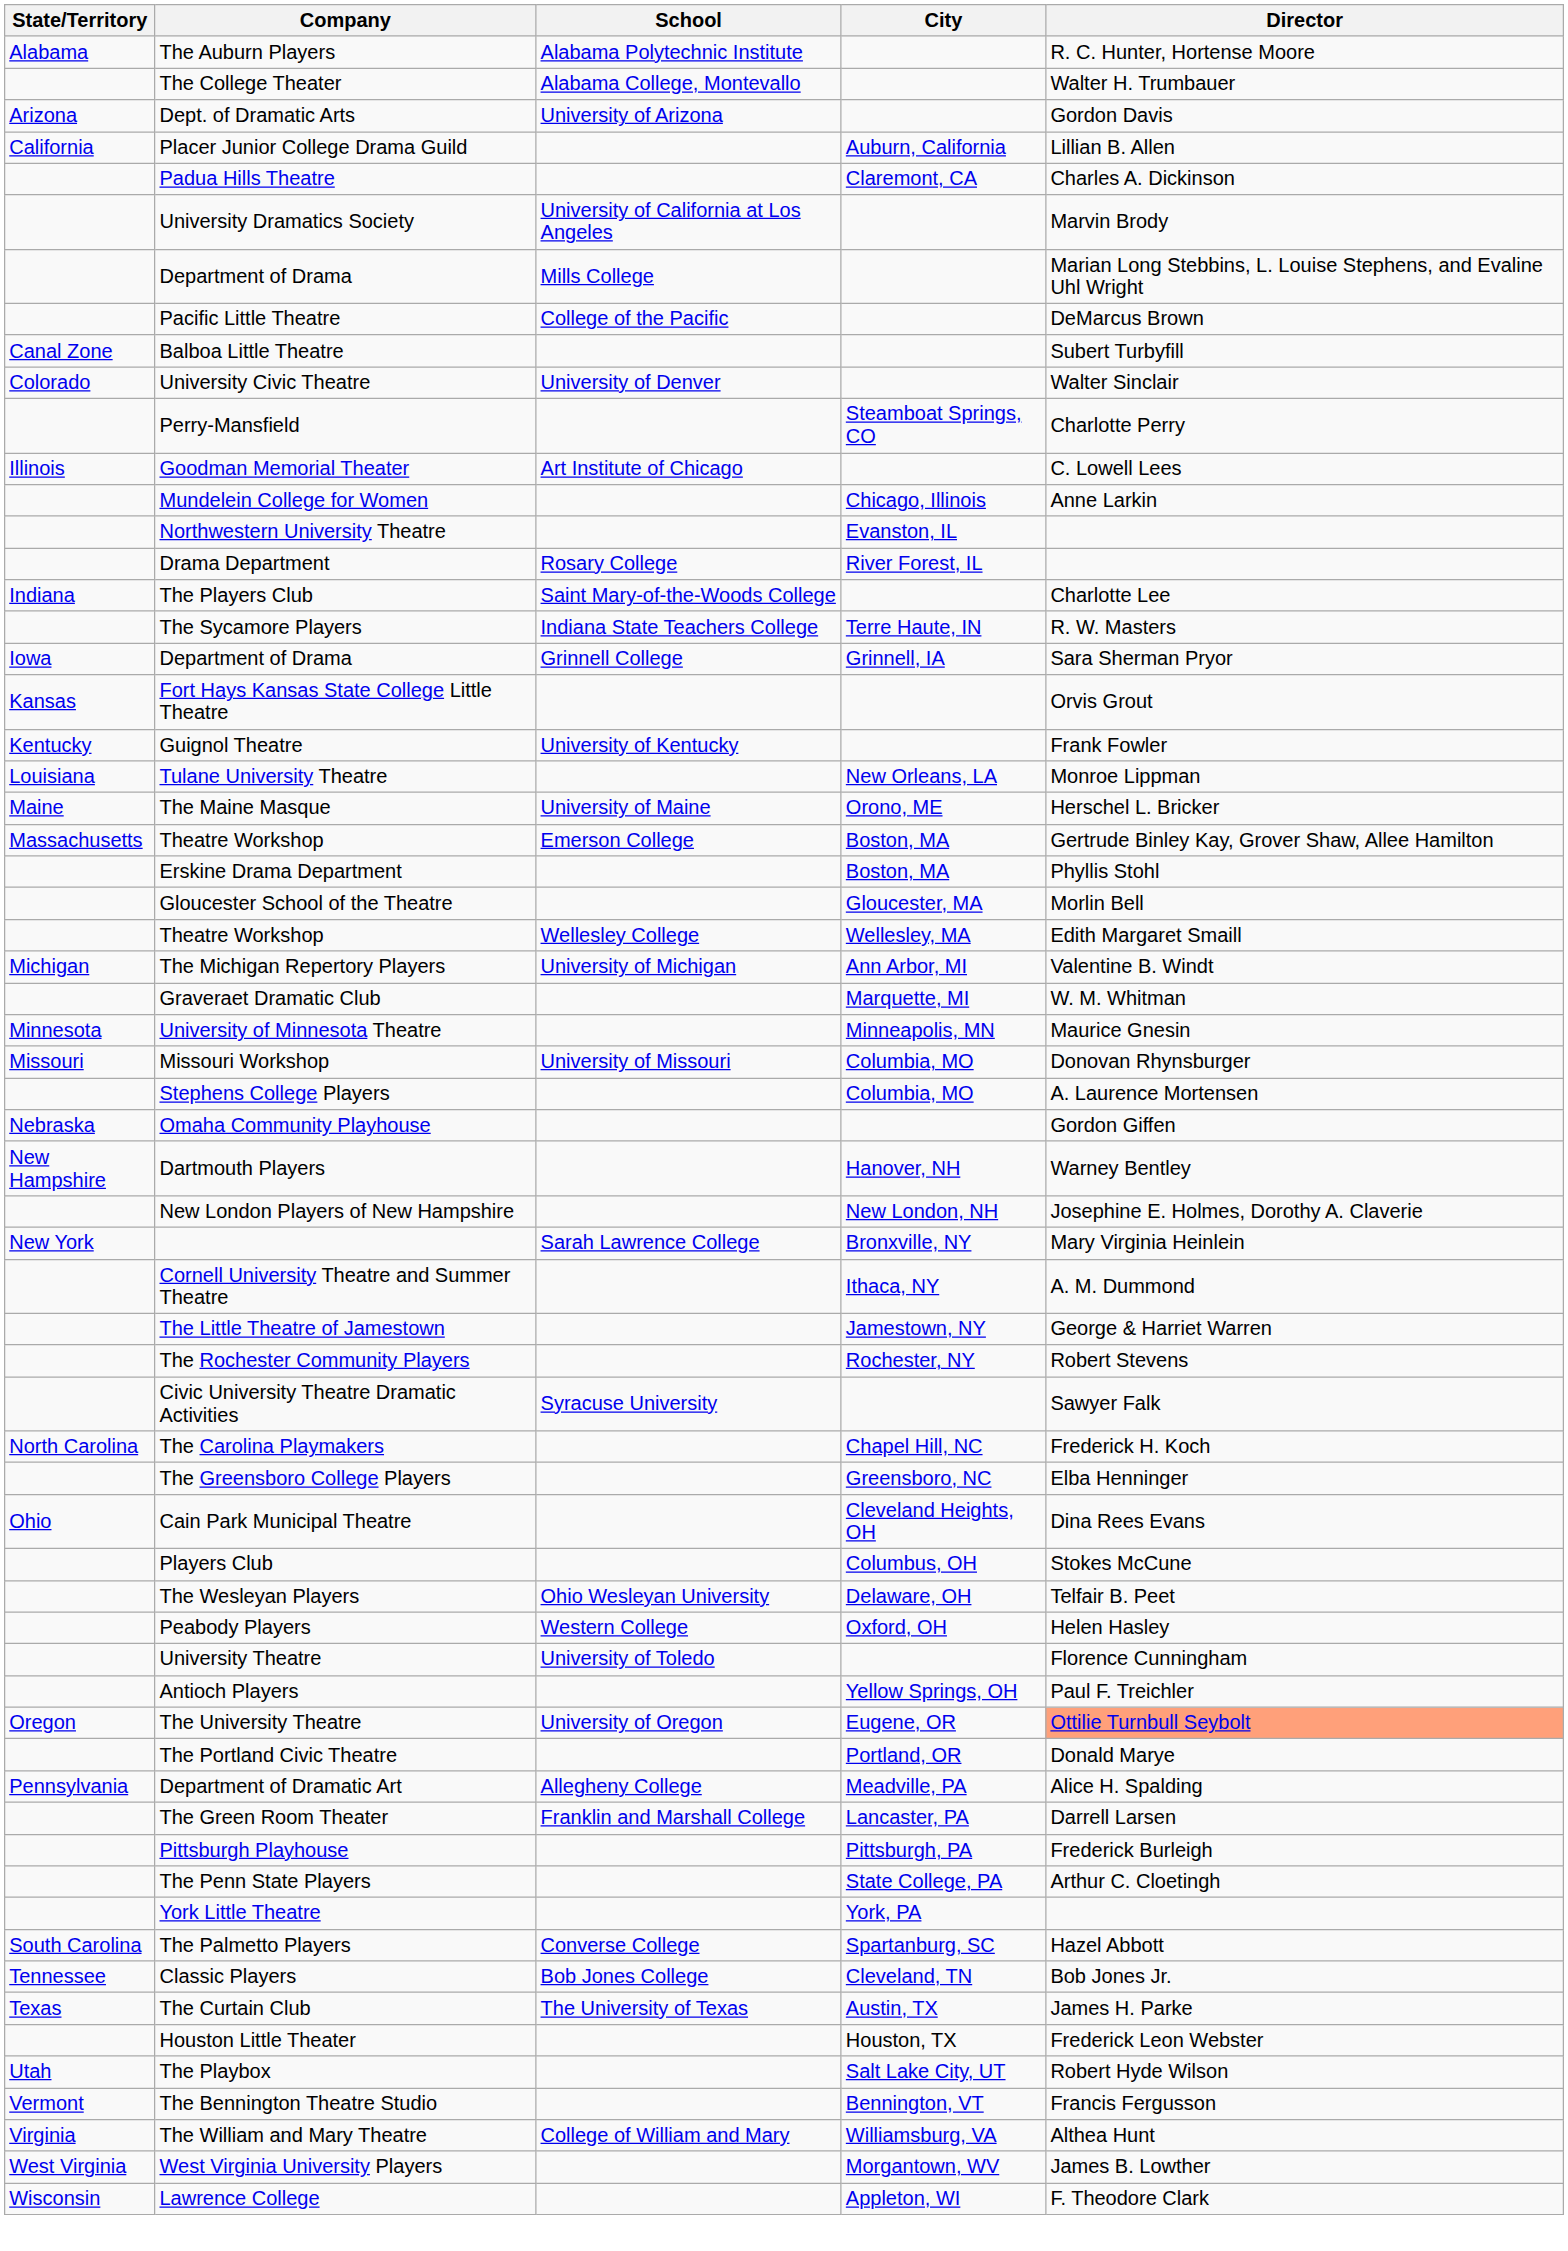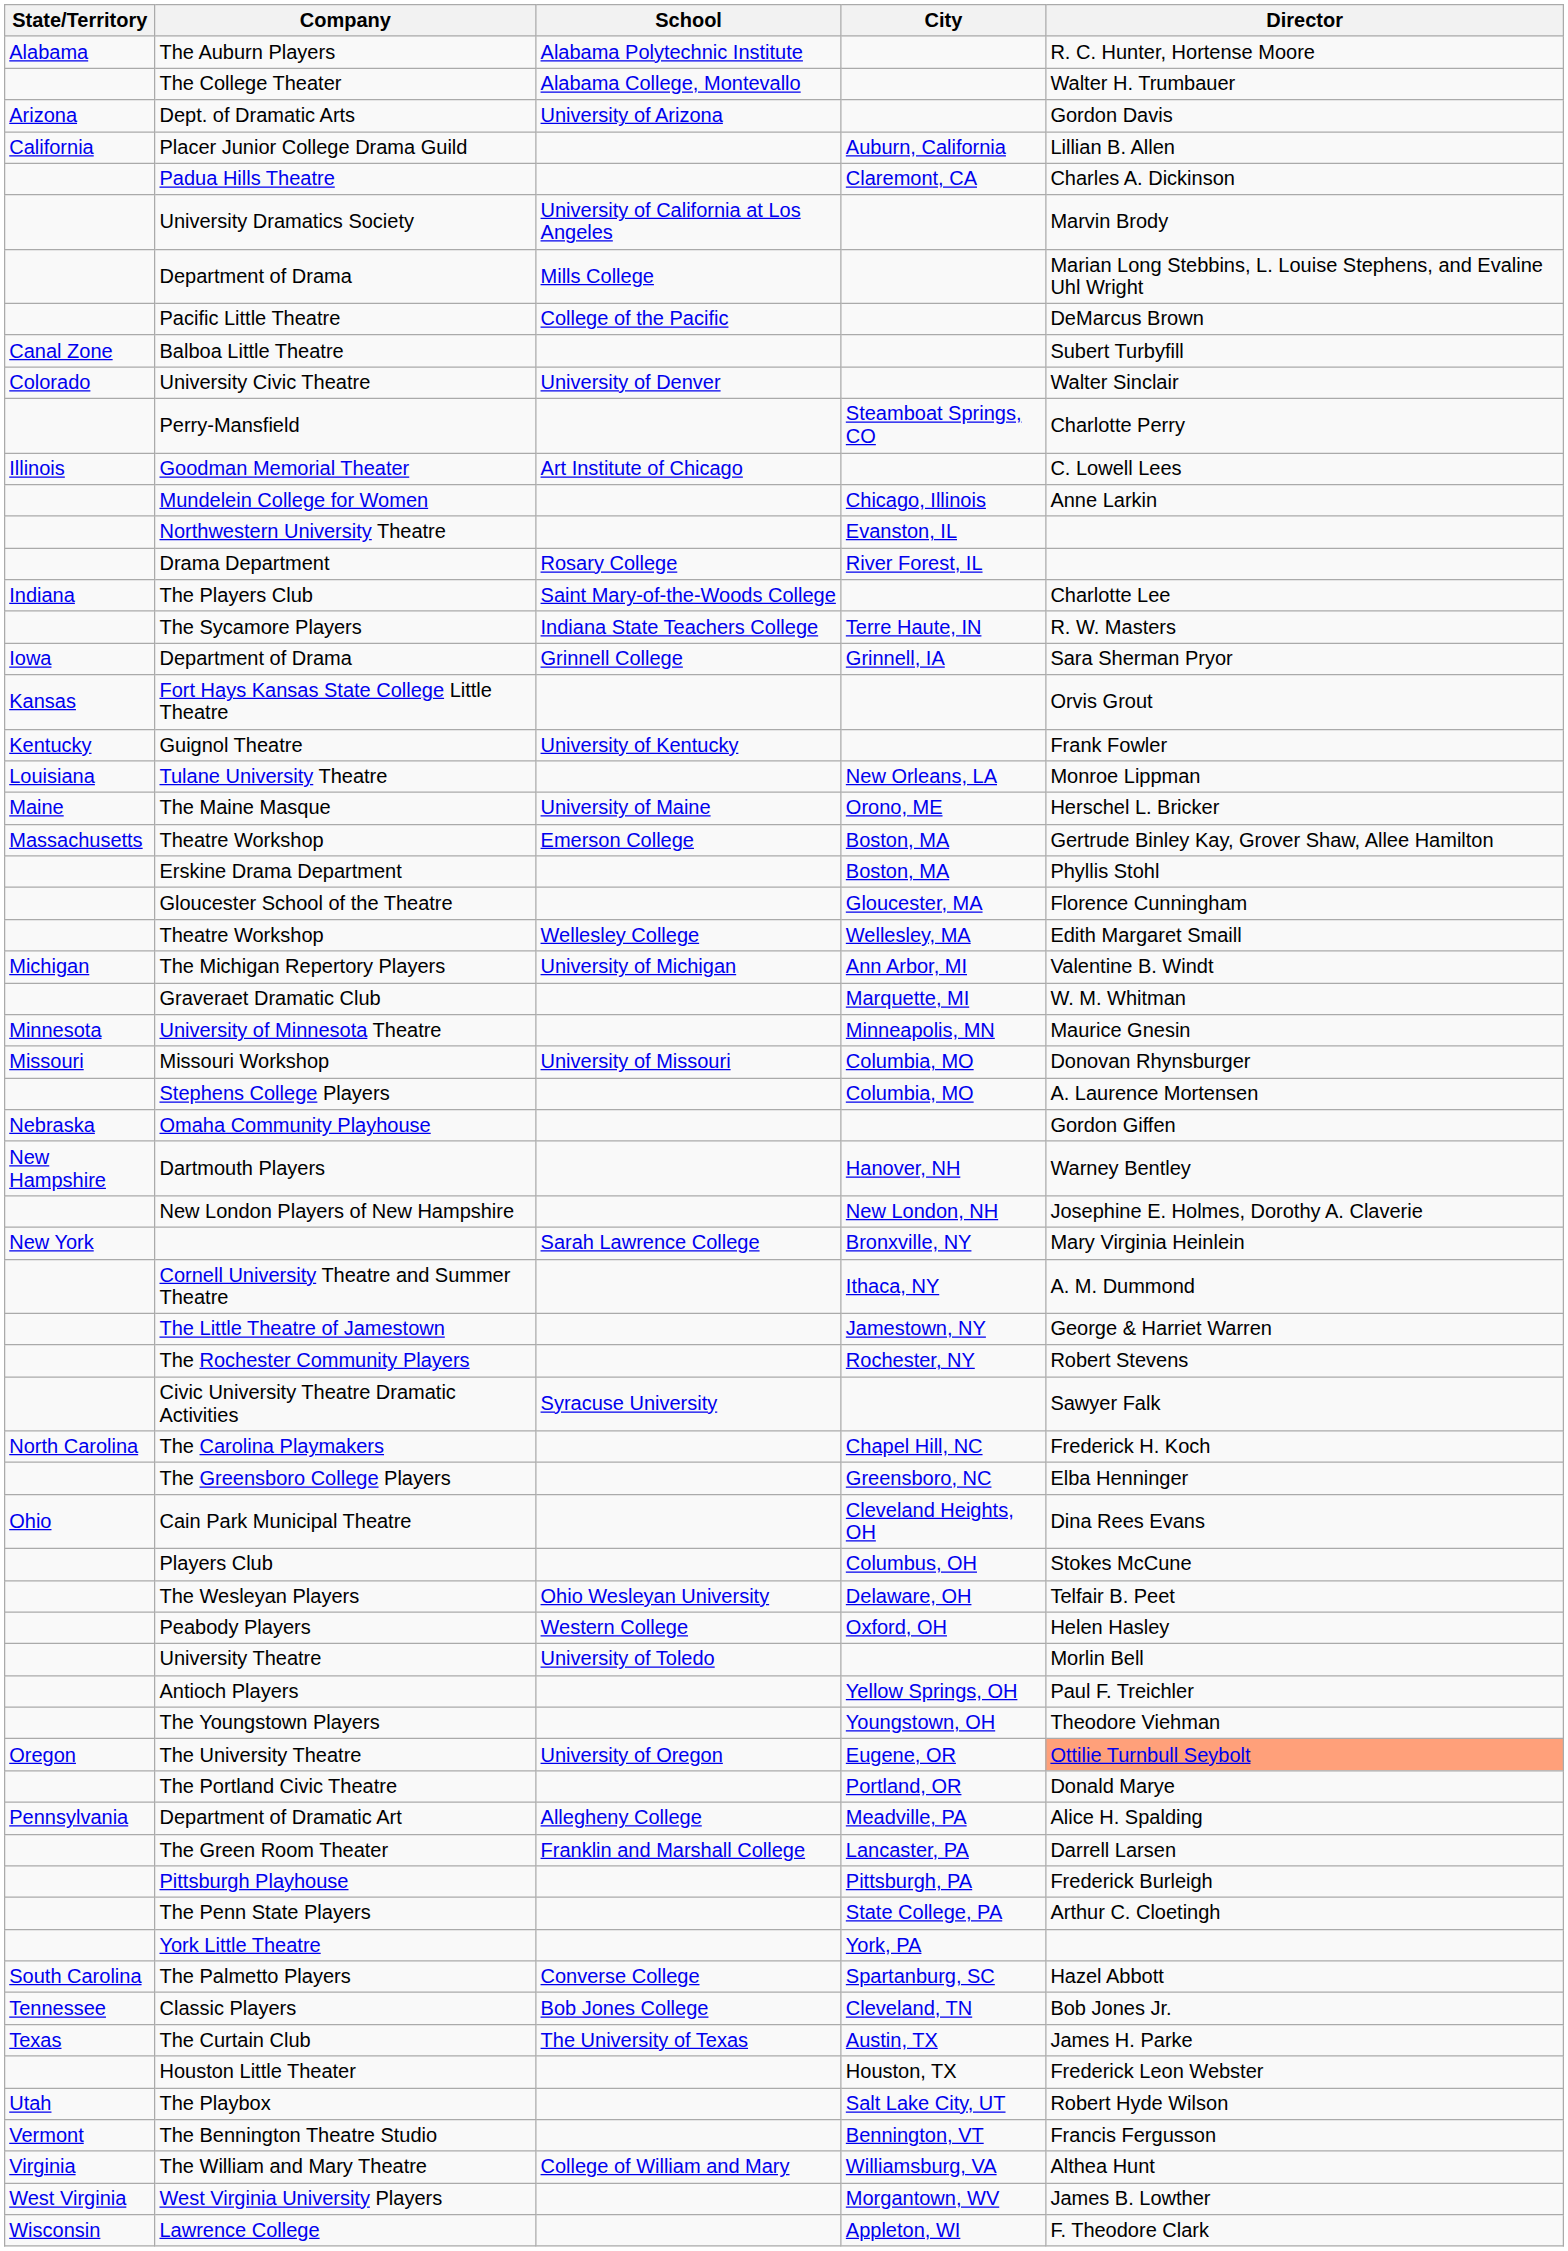(1097, 903) Morlin Bell -> (1149, 903) Florence Cunningham
(1149, 1659) Florence Cunningham -> (1097, 1659) Morlin Bell
+ row: (270, 1722)
